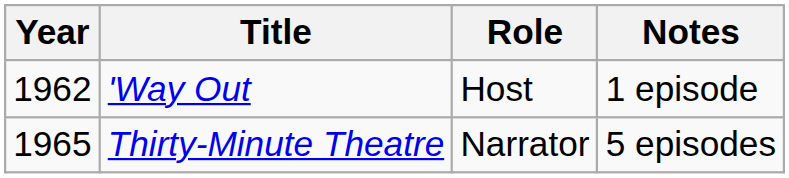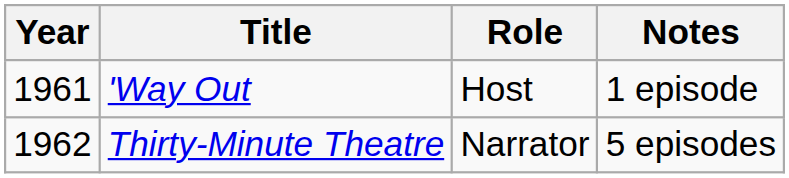(52, 88) 1962 -> (52, 88) 1961
(52, 144) 1965 -> (52, 144) 1962
